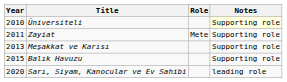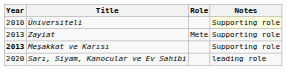(15, 35) 2011 -> (15, 35) 2013
(15, 47) normal -> (15, 47) bold
- row: (55, 59)
